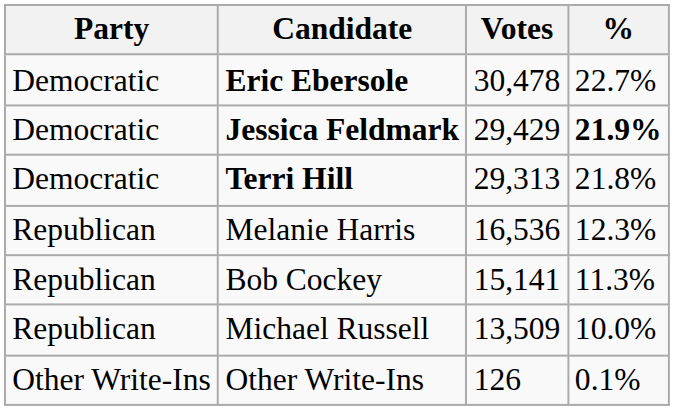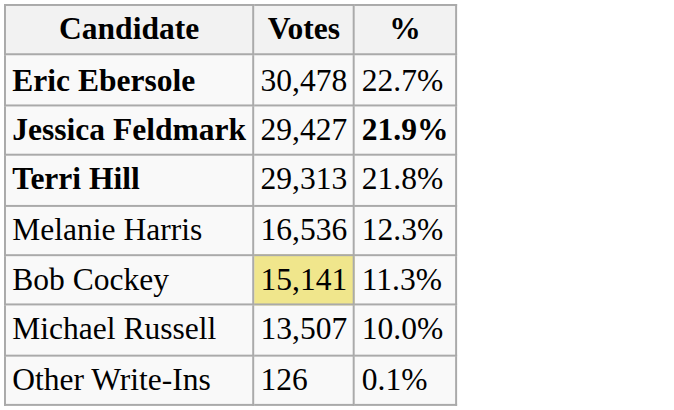- column: (112, 29)
(517, 129) 29,429 -> (304, 129) 29,427
(517, 279) no background -> (304, 279) khaki background
(517, 329) 13,509 -> (304, 329) 13,507
